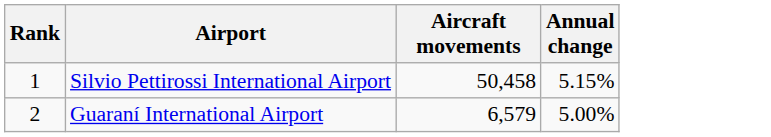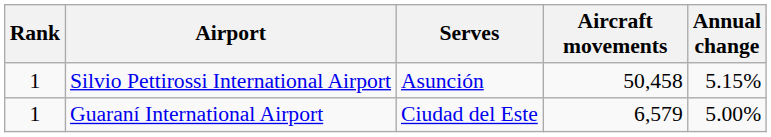+ column: (469, 33)
(35, 114) 2 -> (35, 114) 1
